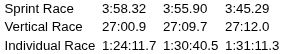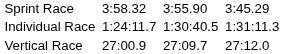rows swapped: (44, 27) <-> (50, 45)
